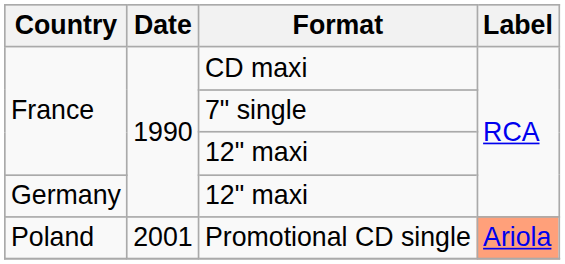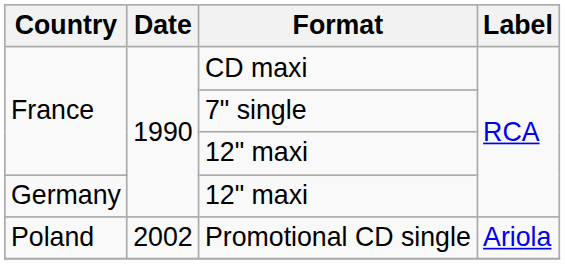(163, 237) 2001 -> (163, 237) 2002
(517, 237) lightsalmon background -> (517, 237) no background
